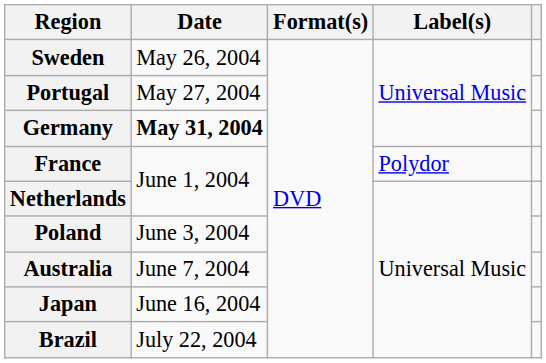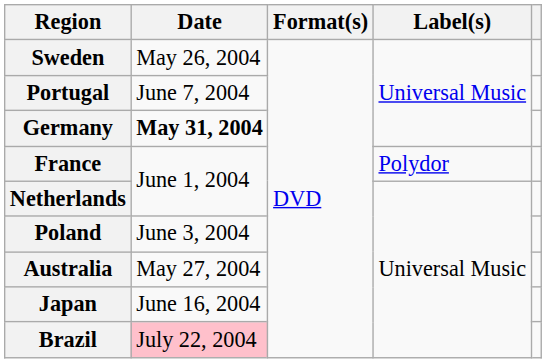(198, 92) May 27, 2004 -> (193, 92) June 7, 2004
(193, 269) June 7, 2004 -> (198, 269) May 27, 2004
(196, 339) no background -> (196, 339) pink background
